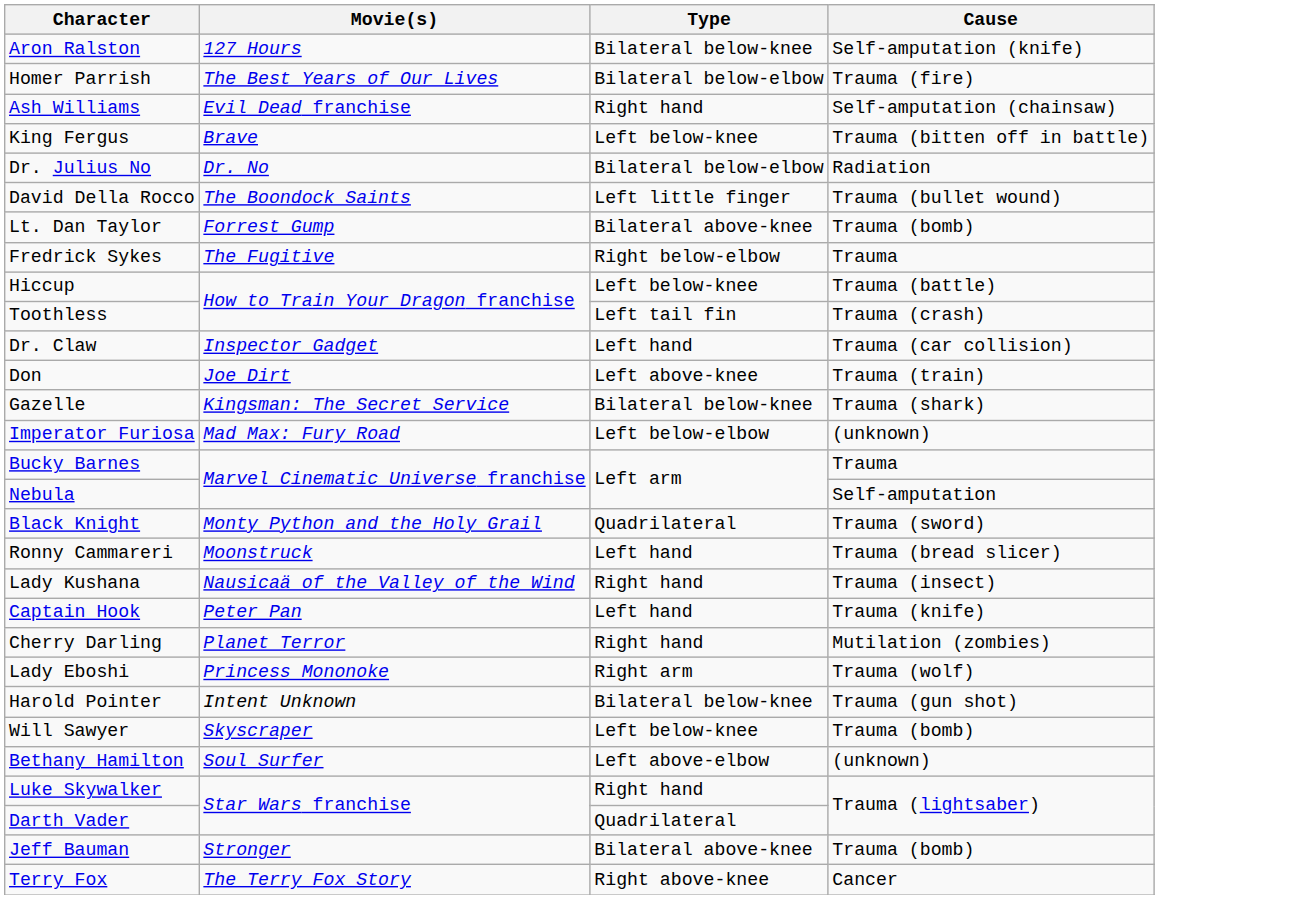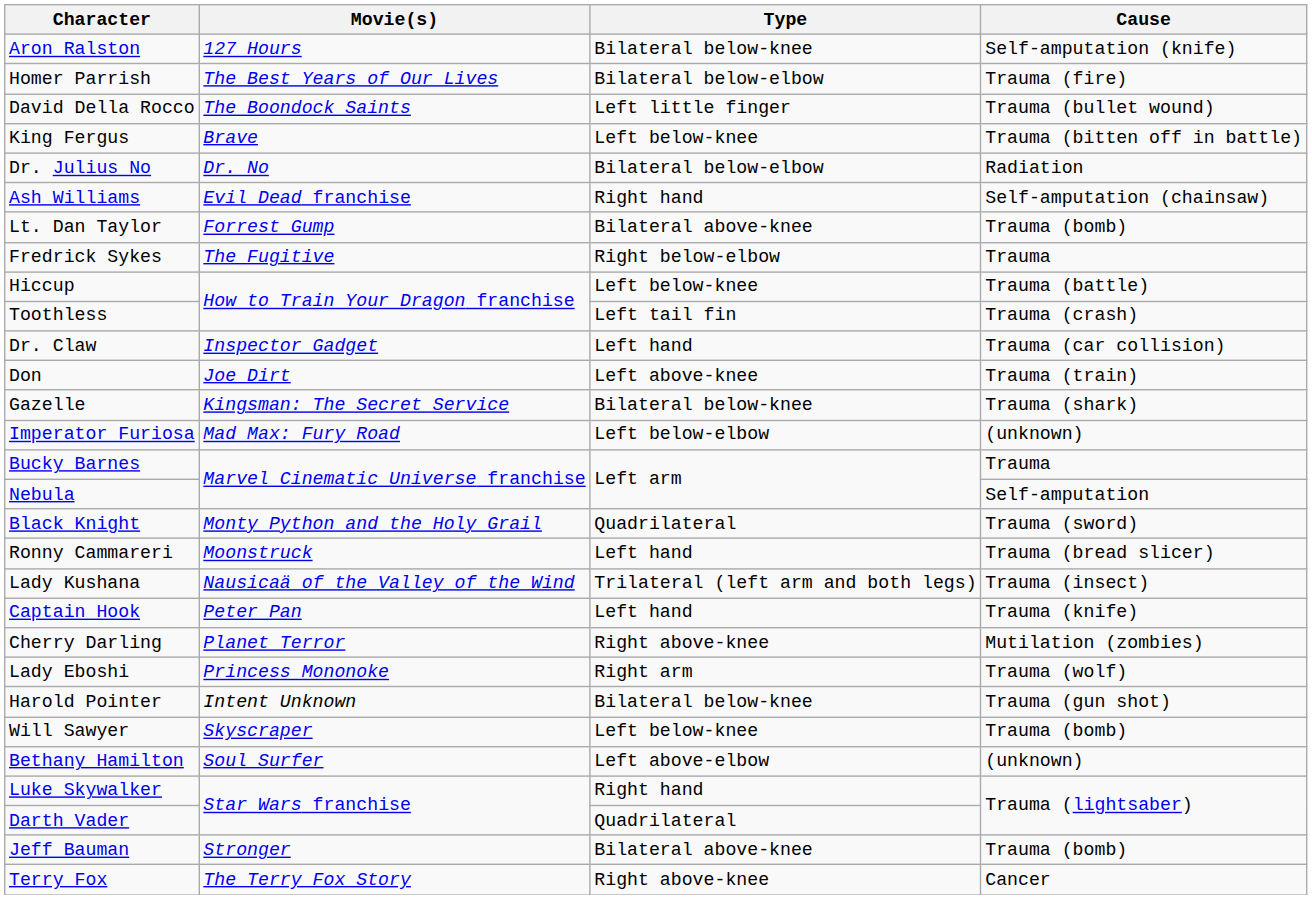rows swapped: (102, 198) <-> (75, 109)
(649, 583) Right hand -> (785, 583) Trilateral (left arm and both legs)
(649, 642) Right hand -> (682, 642) Right above-knee
